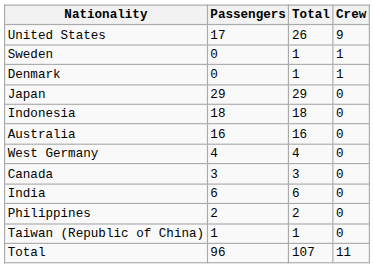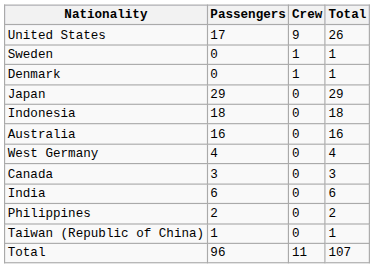columns swapped: (351, 15) <-> (311, 15)
